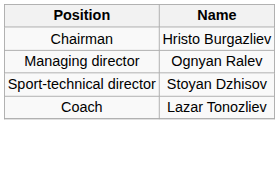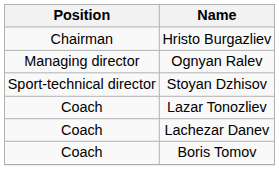+ row: (217, 130)
+ row: (217, 152)
